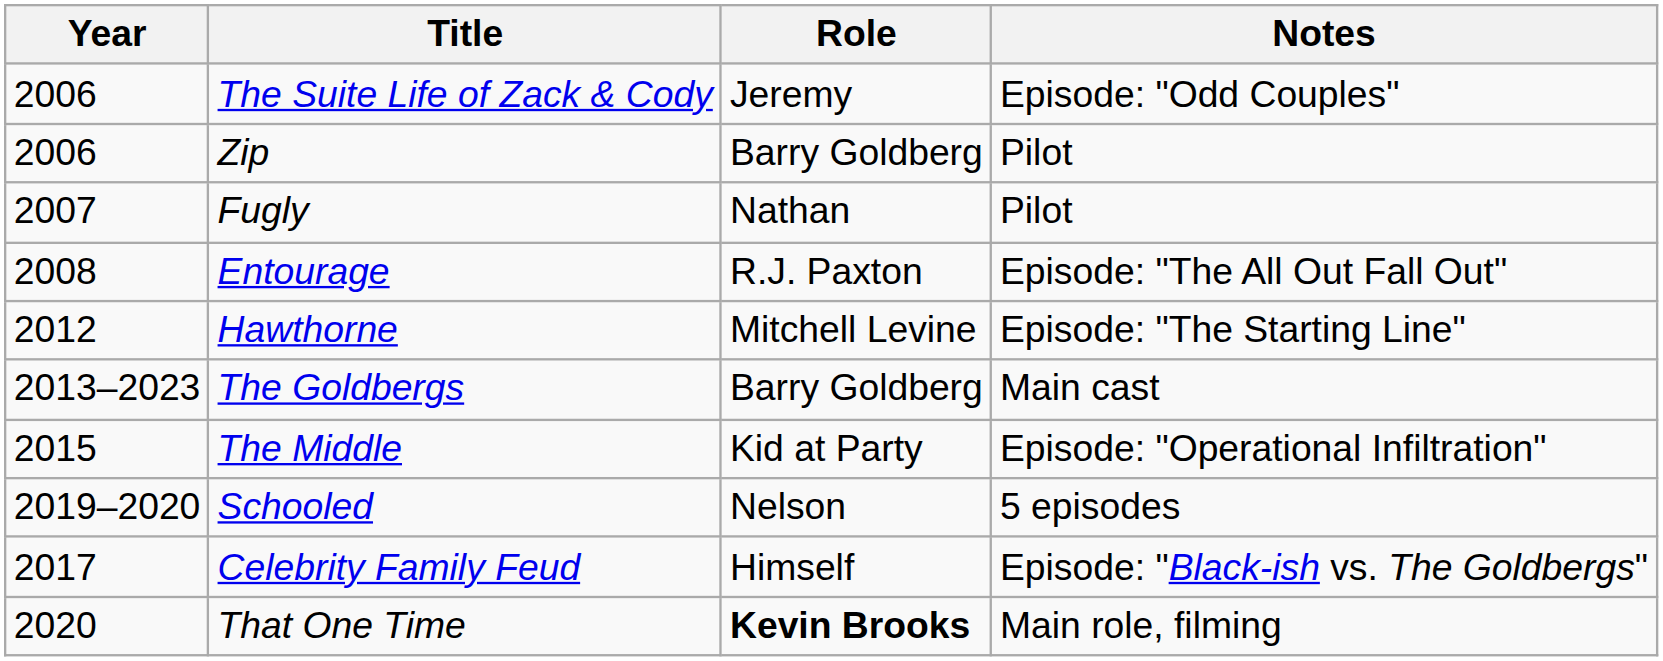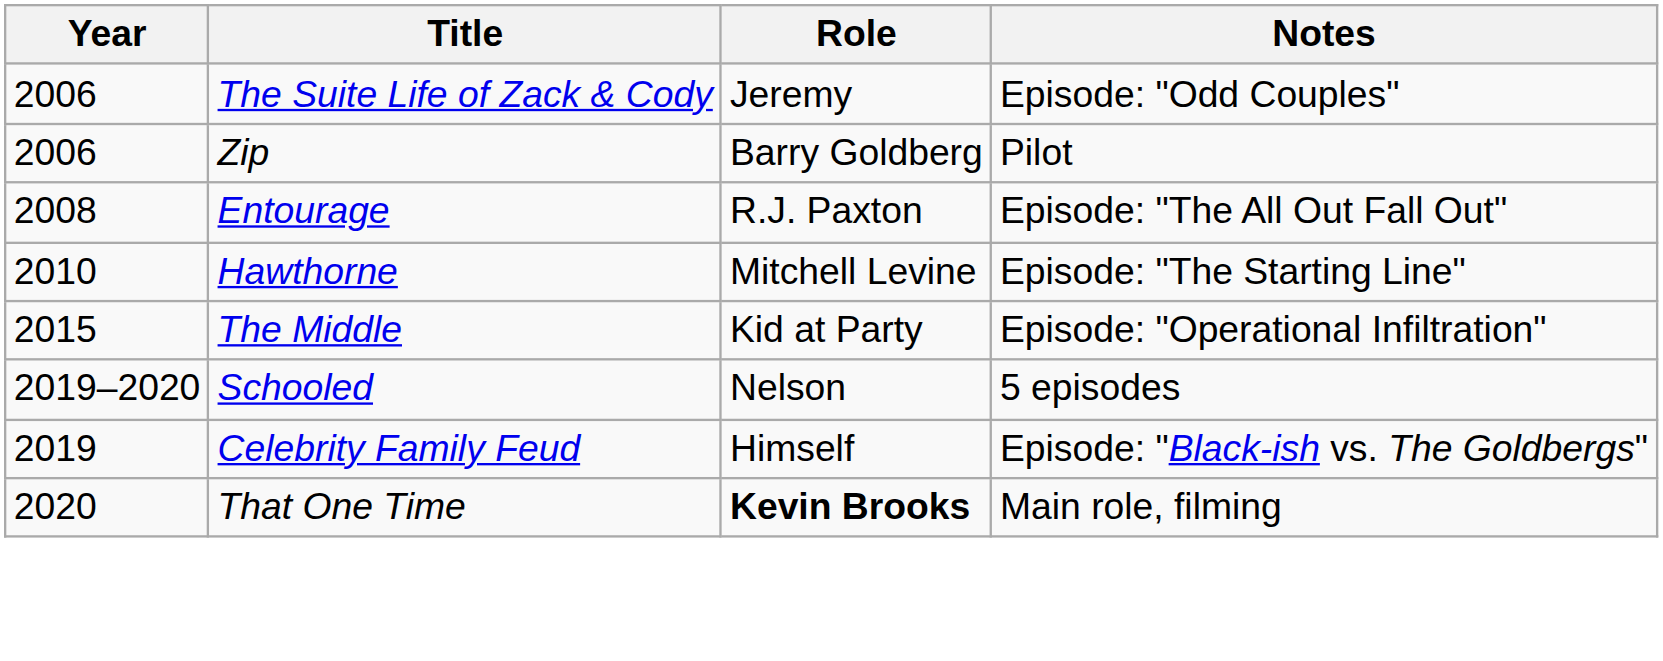- row: (263, 211)
(55, 329) 2012 -> (55, 270) 2010
- row: (341, 388)
(55, 566) 2017 -> (55, 447) 2019
